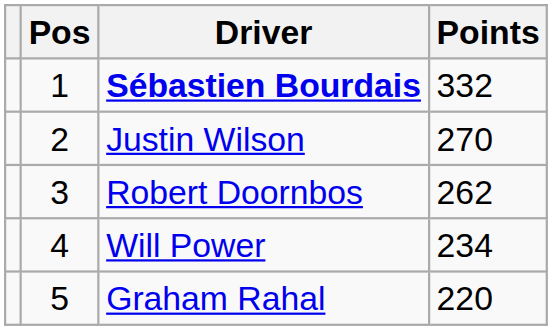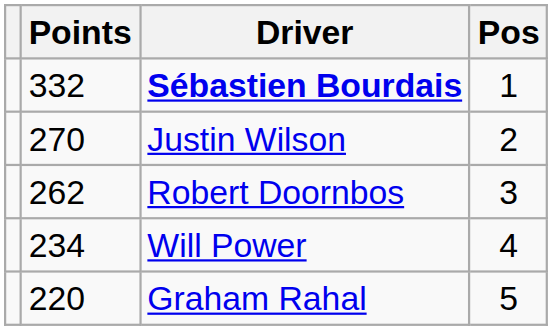columns swapped: (60, 32) <-> (488, 32)
